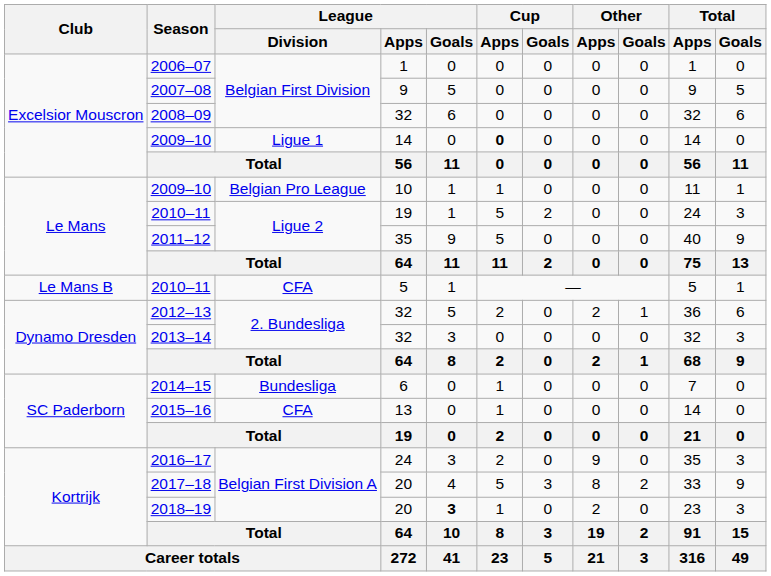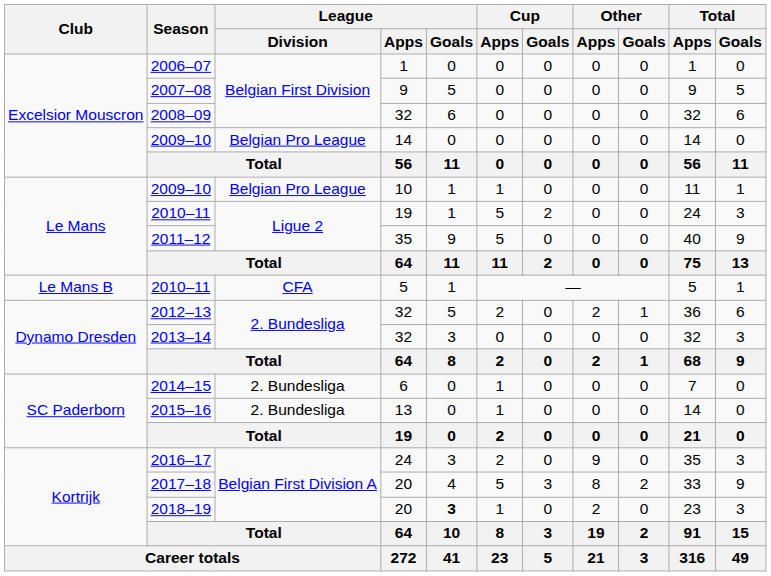(298, 139) Ligue 1 -> (298, 139) Belgian Pro League
(500, 139) bold -> (500, 139) normal
(298, 386) Bundesliga -> (298, 386) 2. Bundesliga
(298, 410) CFA -> (298, 410) 2. Bundesliga
